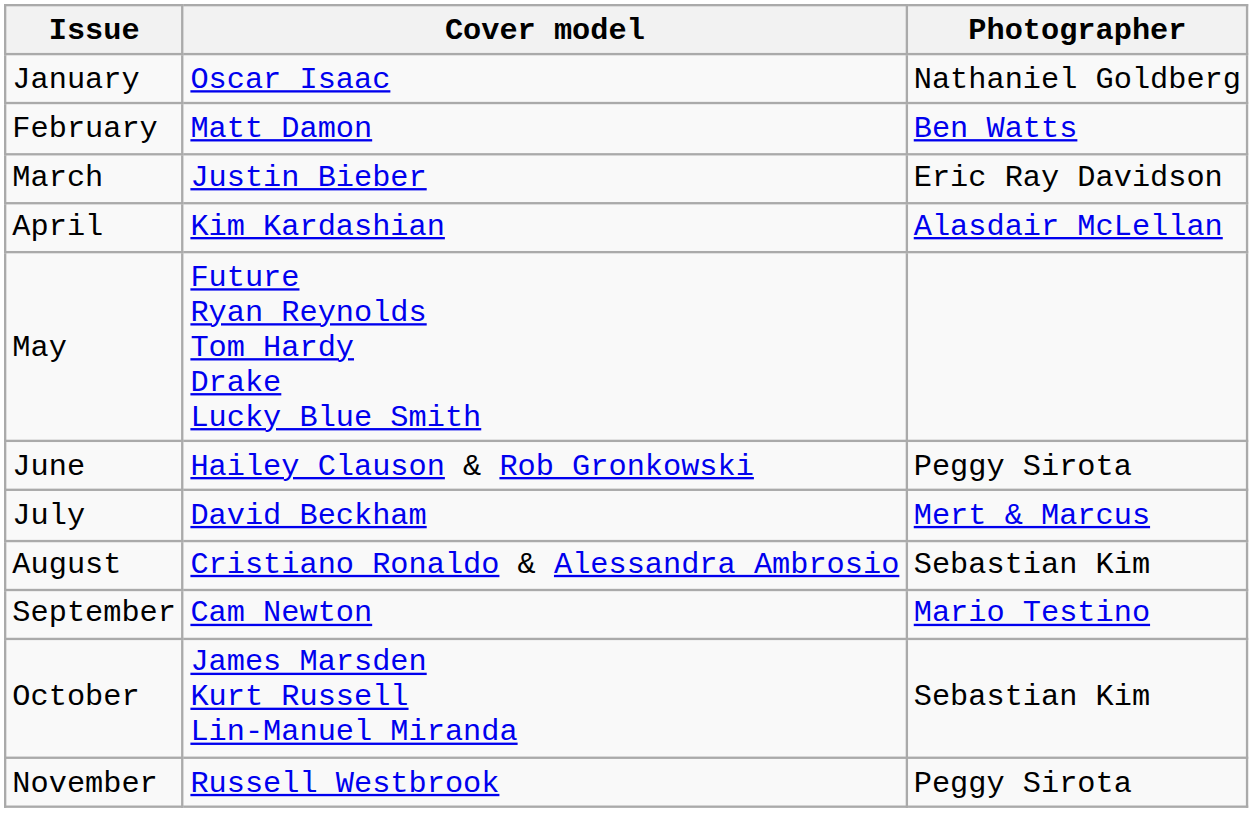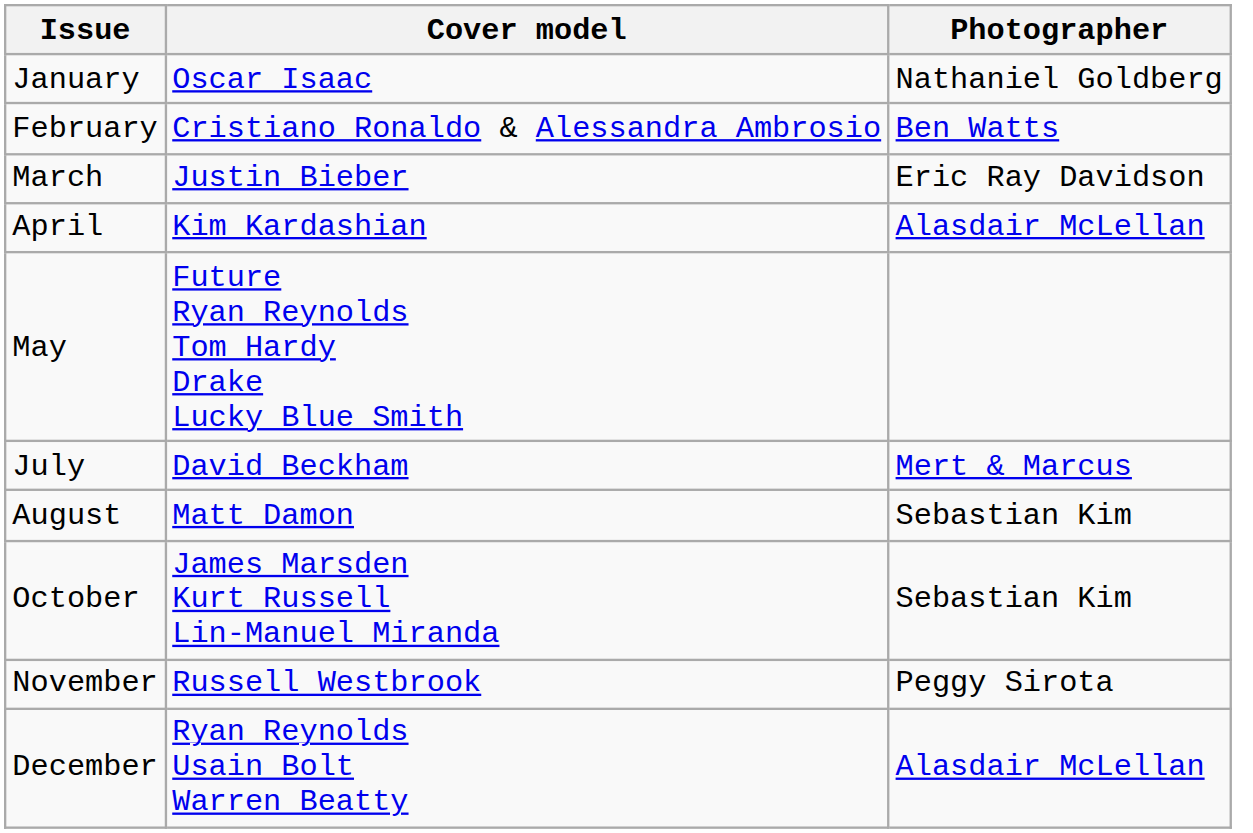(281, 129) Matt Damon -> (527, 129) Cristiano Ronaldo & Alessandra Ambrosio
- row: (49, 466)
(545, 565) Cristiano Ronaldo & Alessandra Ambrosio -> (263, 515) Matt Damon
- row: (94, 614)
+ row: (85, 768)
